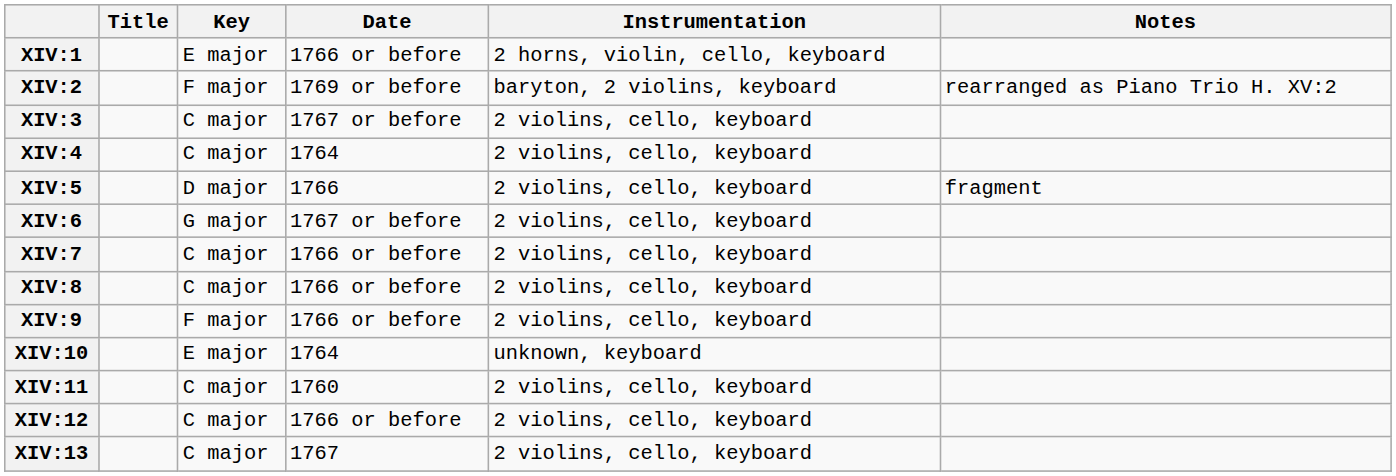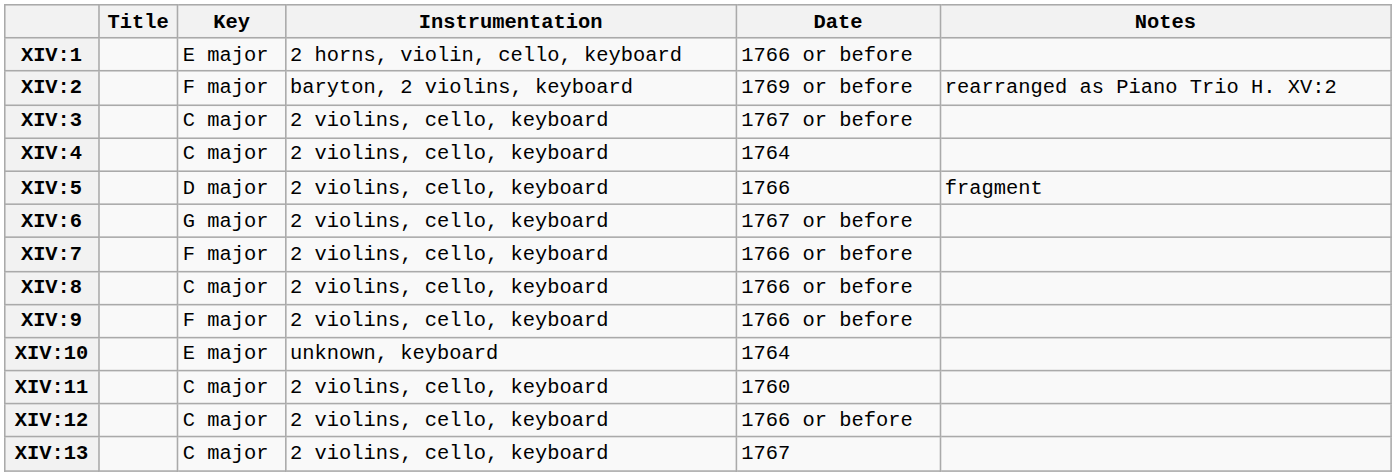columns swapped: (387, 21) <-> (714, 21)
(226, 254) C major -> (226, 254) F major
